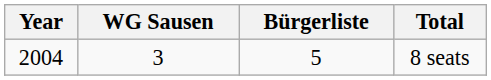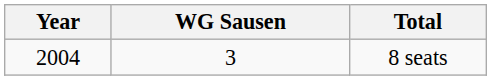- column: (316, 22)
